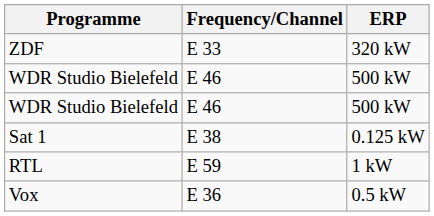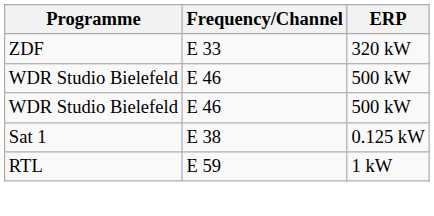- row: (24, 195)
